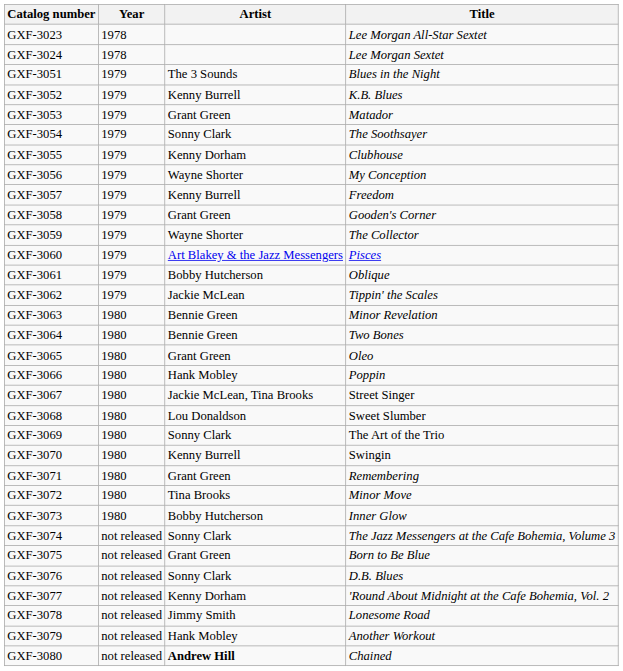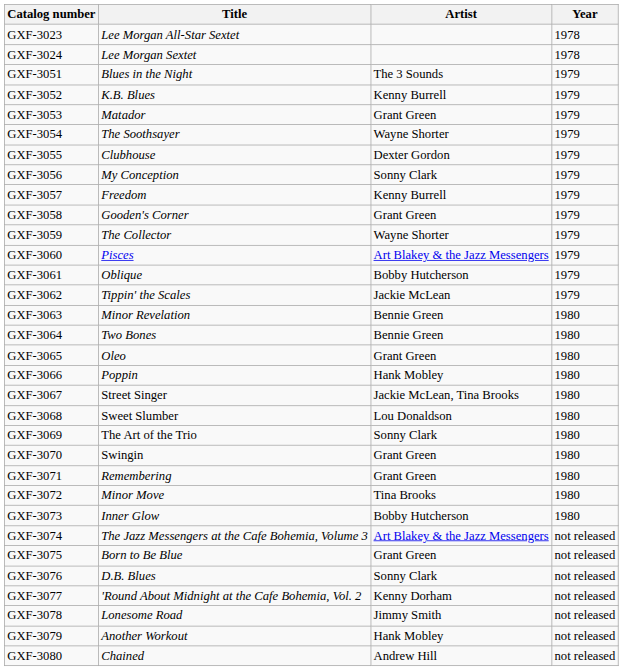columns swapped: (132, 14) <-> (482, 14)
(200, 134) Sonny Clark -> (411, 134) Wayne Shorter
(207, 154) Kenny Dorham -> (412, 154) Dexter Gordon
(205, 174) Wayne Shorter -> (405, 174) Sonny Clark
(204, 455) Kenny Burrell -> (405, 455) Grant Green
(200, 535) Sonny Clark -> (461, 535) Art Blakey & the Jazz Messengers
(201, 656) bold -> (405, 656) normal
